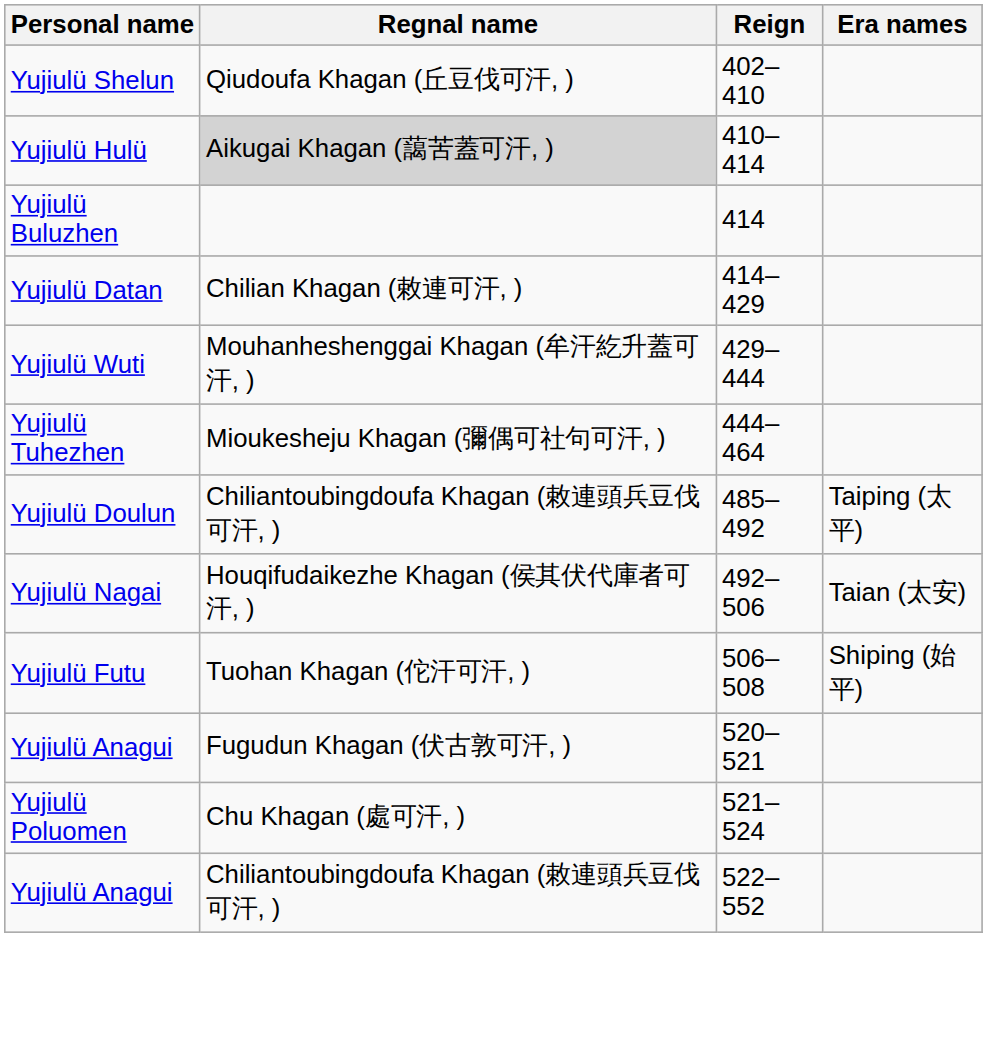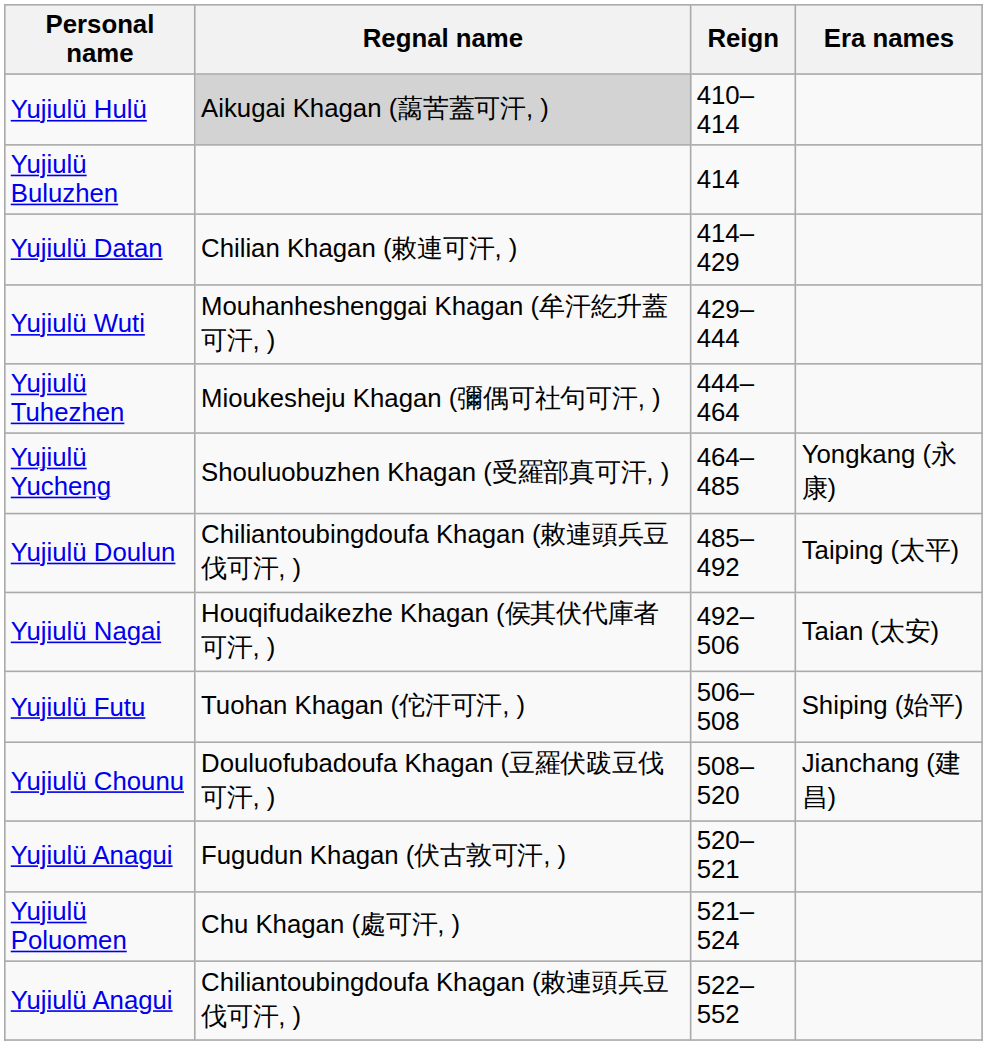- row: (92, 80)
+ row: (61, 472)
+ row: (97, 781)
